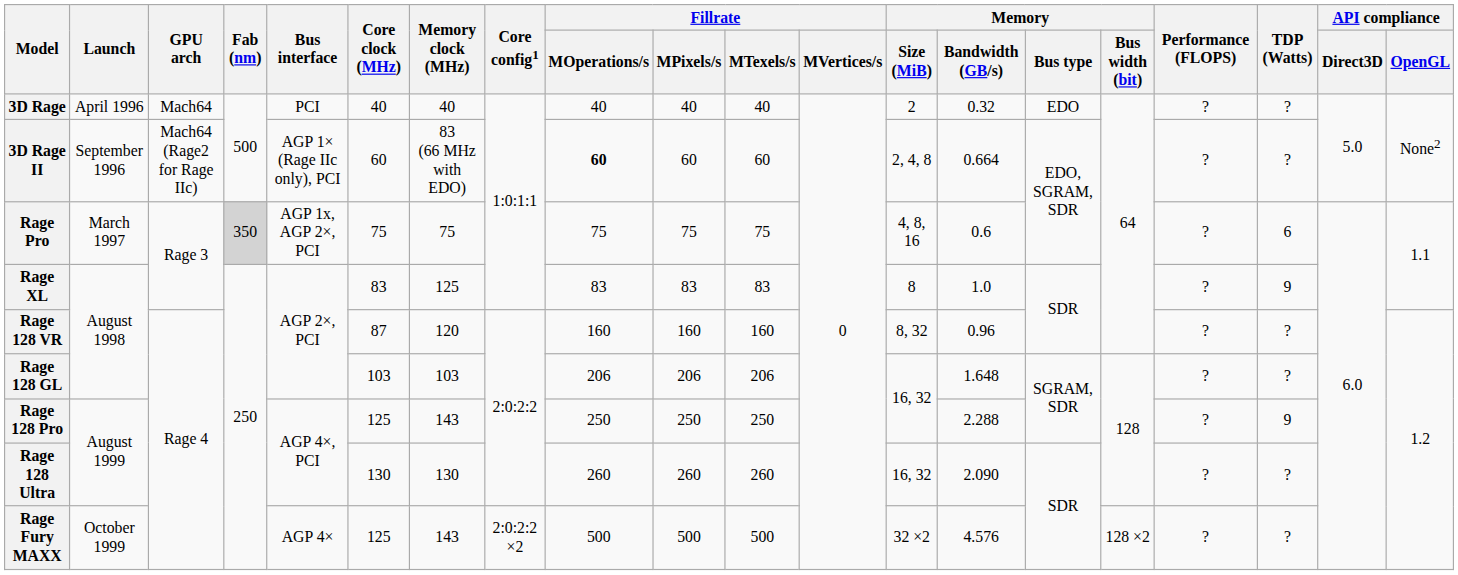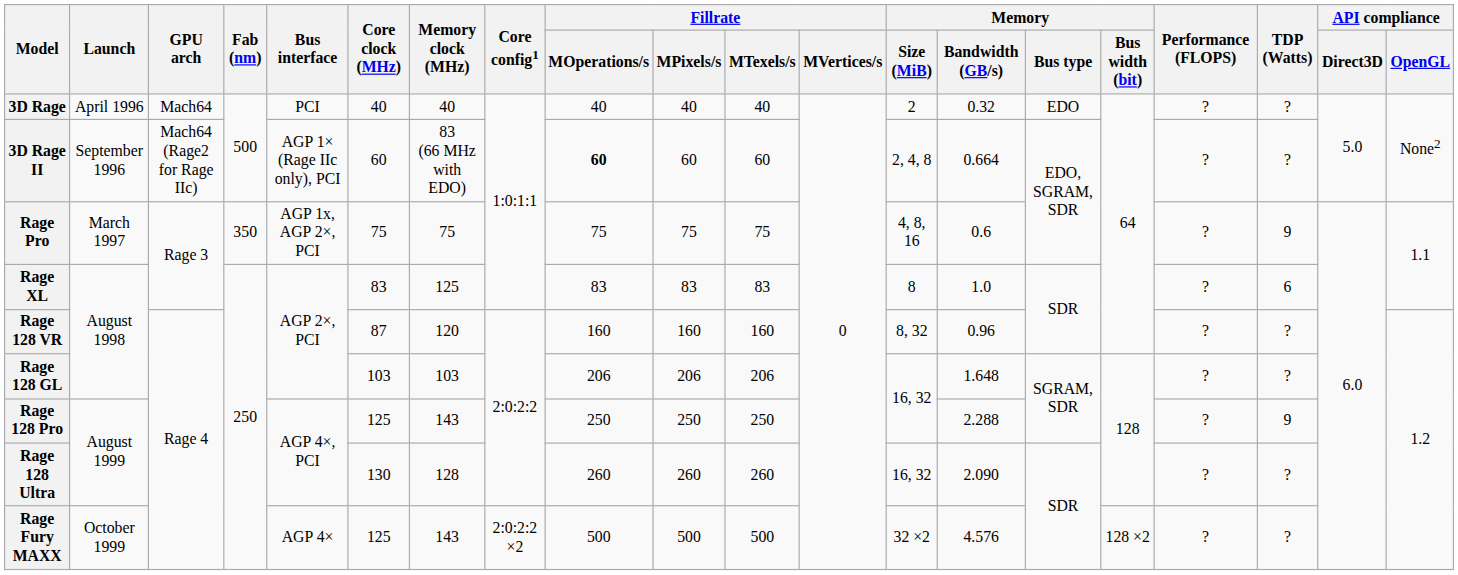(245, 232) lightgrey background -> (245, 232) no background
(1288, 232) 6 -> (1288, 232) 9
(1288, 286) 9 -> (1288, 286) 6
(447, 474) 130 -> (447, 474) 128
